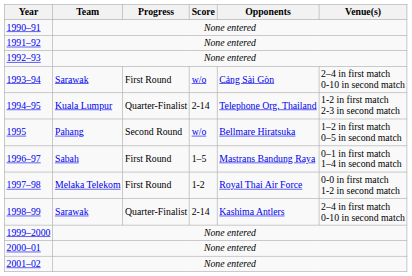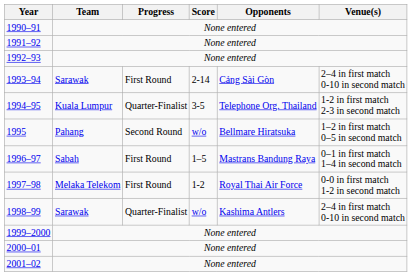(199, 79) w/o -> (201, 79) 2-14
(201, 106) 2-14 -> (198, 106) 3-5
(201, 211) 2-14 -> (199, 211) w/o
